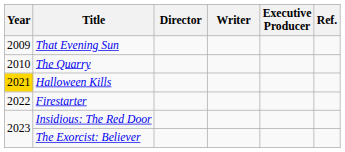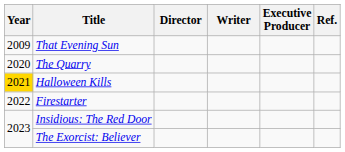(19, 63) 2010 -> (19, 63) 2020
